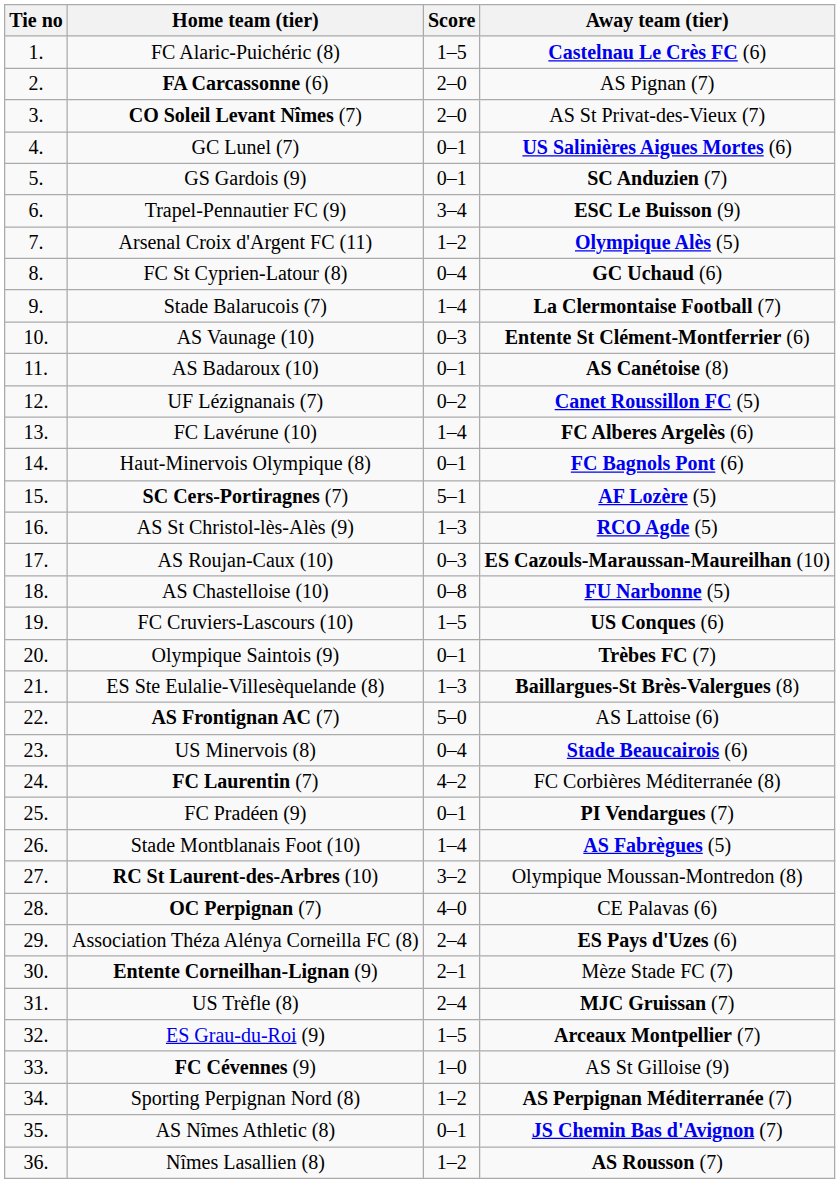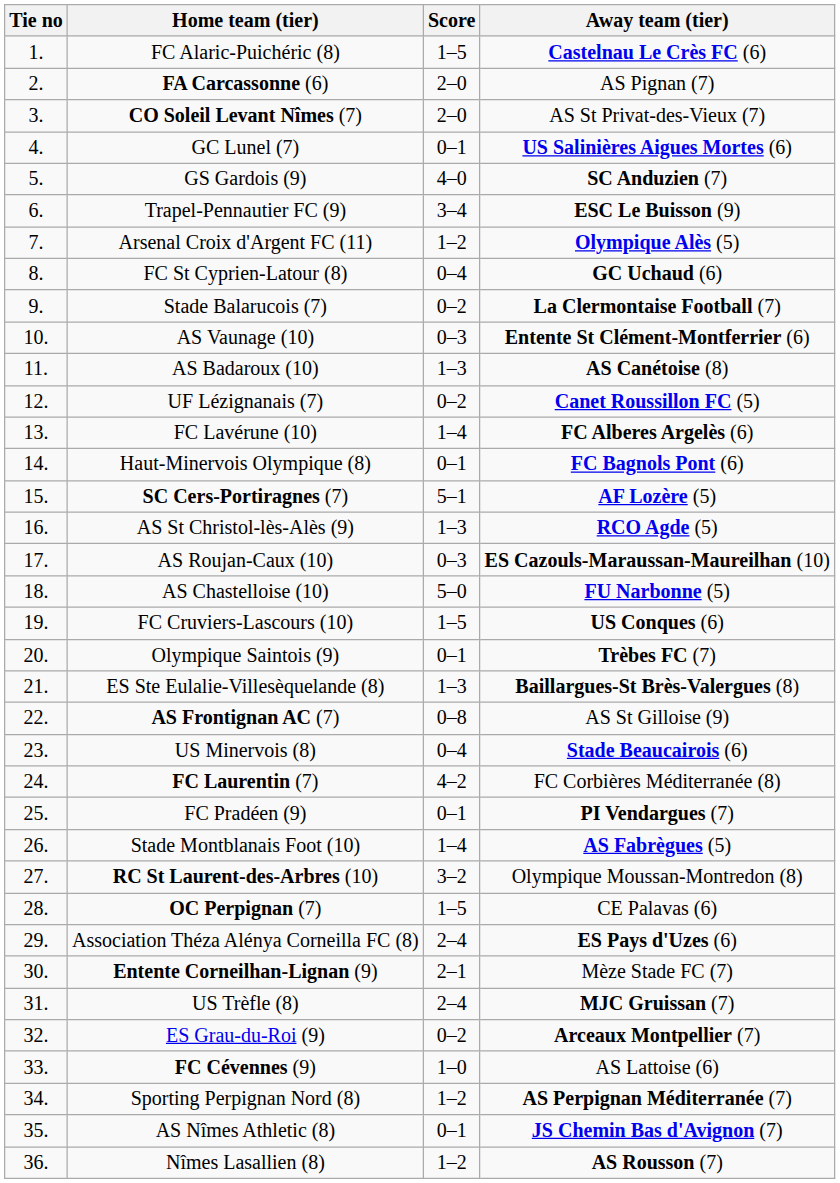(452, 178) 0–1 -> (452, 178) 4–0
(452, 305) 1–4 -> (452, 305) 0–2
(452, 369) 0–1 -> (452, 369) 1–3
(452, 591) 0–8 -> (452, 591) 5–0
(452, 718) 5–0 -> (452, 718) 0–8
(657, 718) AS Lattoise (6) -> (657, 718) AS St Gilloise (9)
(452, 908) 4–0 -> (452, 908) 1–5
(452, 1035) 1–5 -> (452, 1035) 0–2
(657, 1067) AS St Gilloise (9) -> (657, 1067) AS Lattoise (6)
